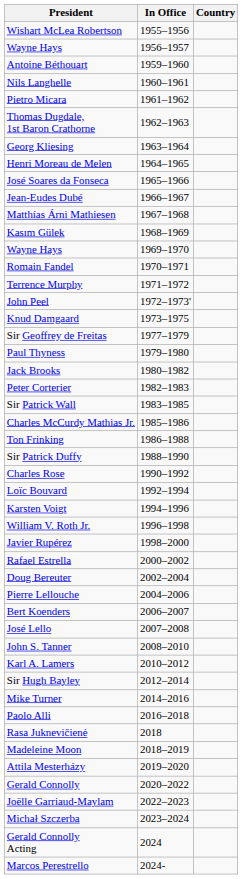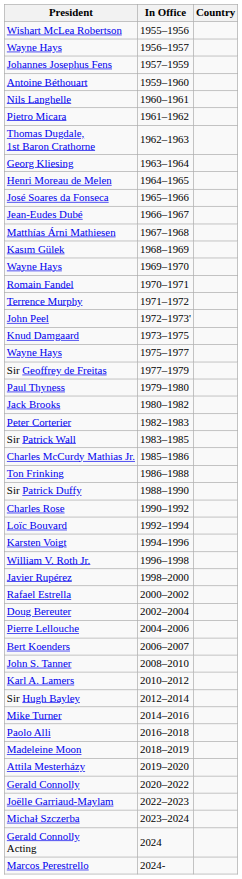+ row: (59, 64)
+ row: (34, 353)
- row: (29, 629)
- row: (47, 732)
